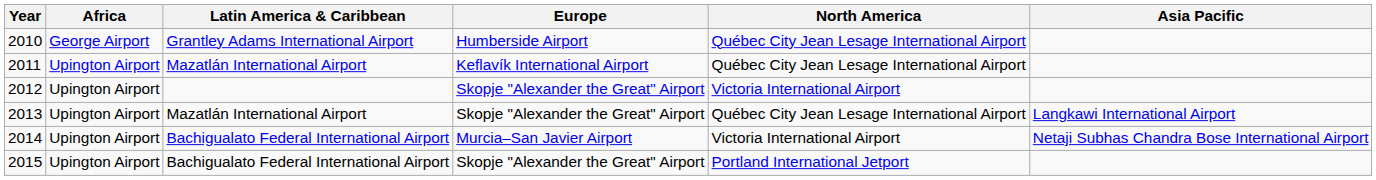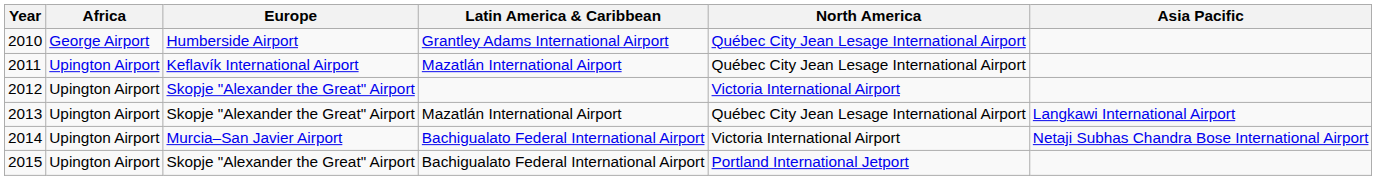columns swapped: (580, 16) <-> (308, 16)
